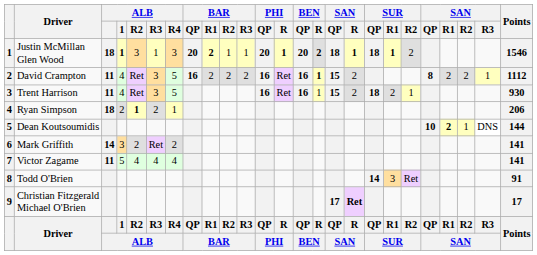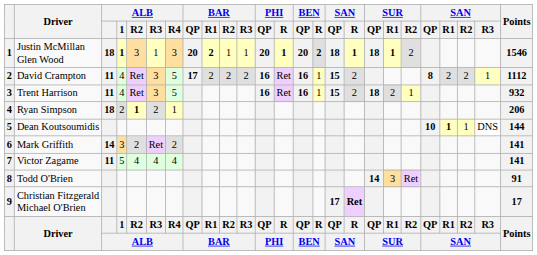(193, 75) 16 -> (193, 75) 17
(319, 75) bold -> (319, 75) normal
(517, 92) 930 -> (517, 92) 932
(449, 127) 2 -> (449, 127) 1
